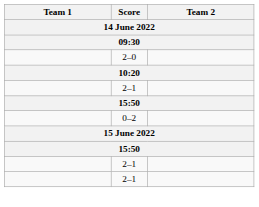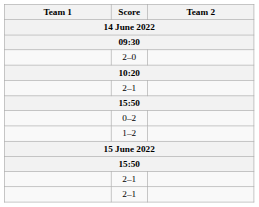+ row: (58, 134)
